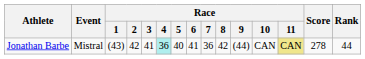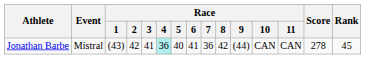(291, 46) khaki background -> (291, 46) no background
(347, 46) 44 -> (347, 46) 45
